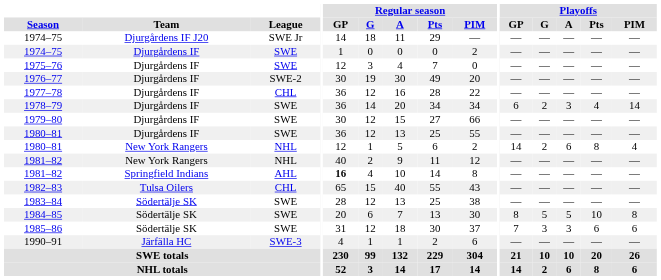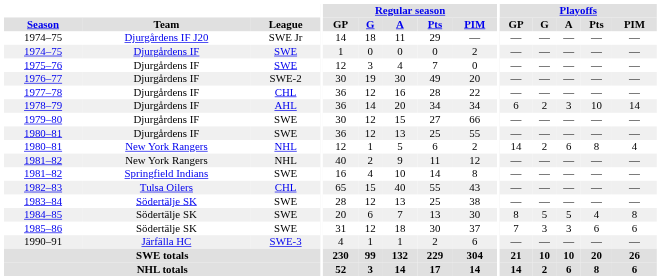(286, 106) SWE -> (286, 106) AHL
(596, 106) 4 -> (596, 106) 10
(286, 174) AHL -> (286, 174) SWE
(341, 174) bold -> (341, 174) normal
(596, 214) 10 -> (596, 214) 4
